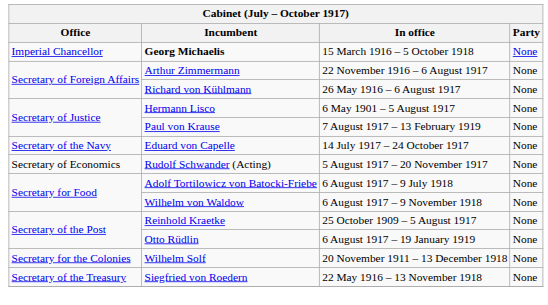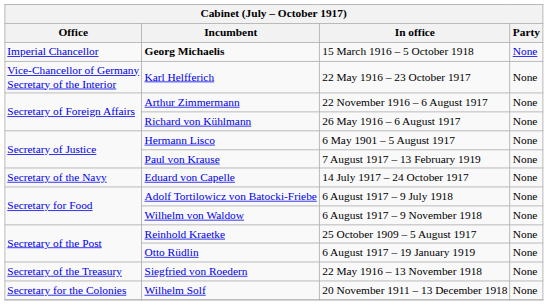+ row: (179, 77)
- row: (208, 164)
rows swapped: (196, 276) <-> (175, 258)
